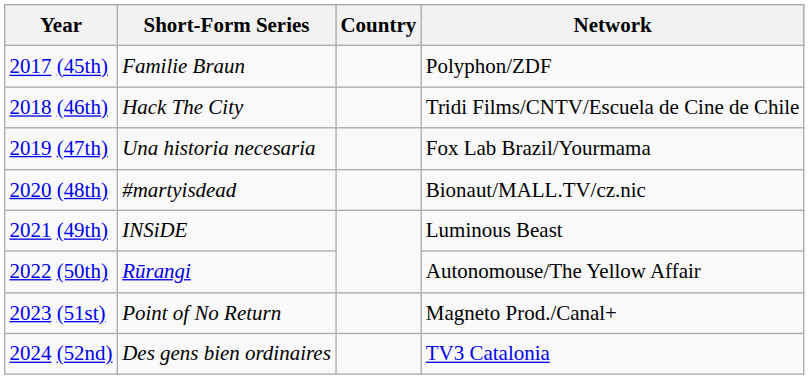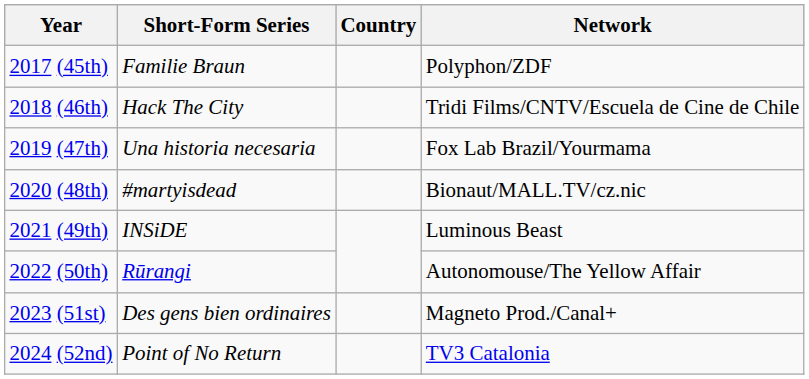(202, 312) Point of No Return -> (226, 312) Des gens bien ordinaires
(226, 353) Des gens bien ordinaires -> (202, 353) Point of No Return
